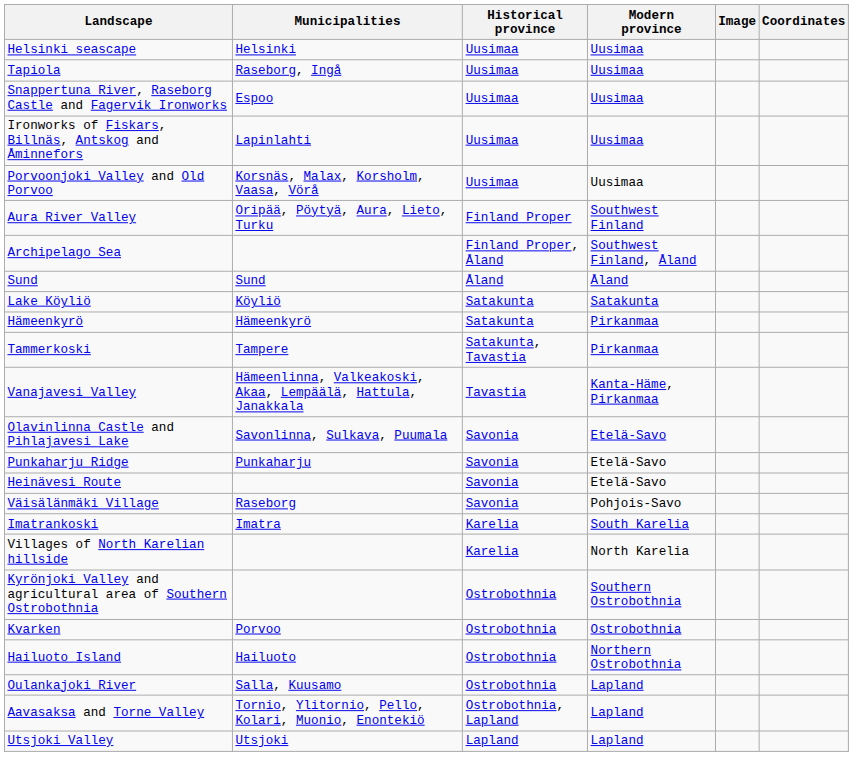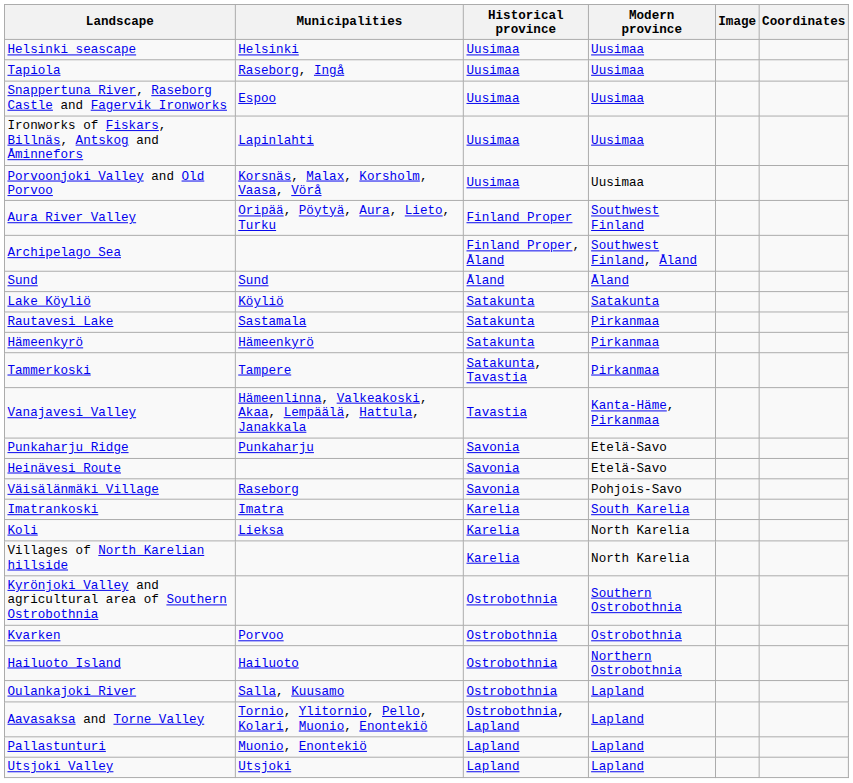+ row: (60, 322)
- row: (91, 435)
+ row: (23, 530)
+ row: (57, 747)
